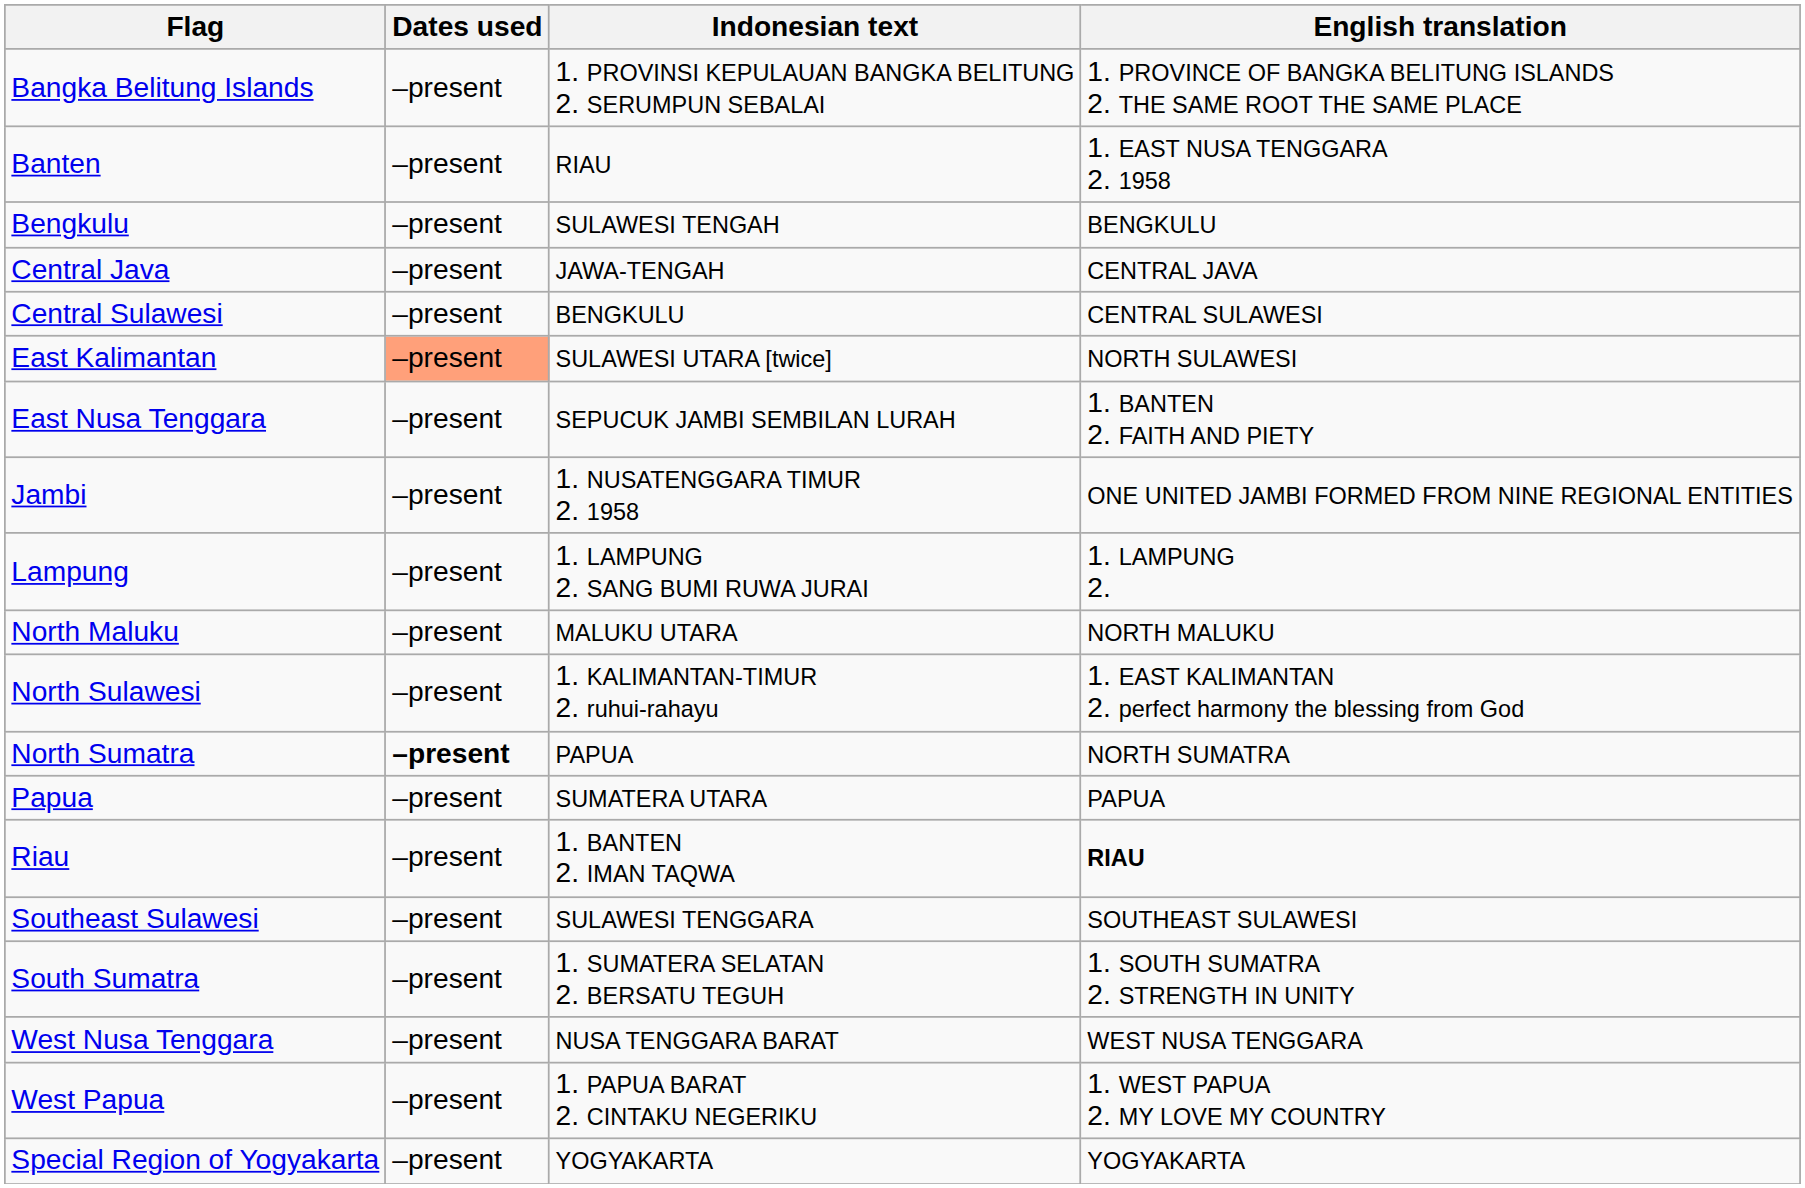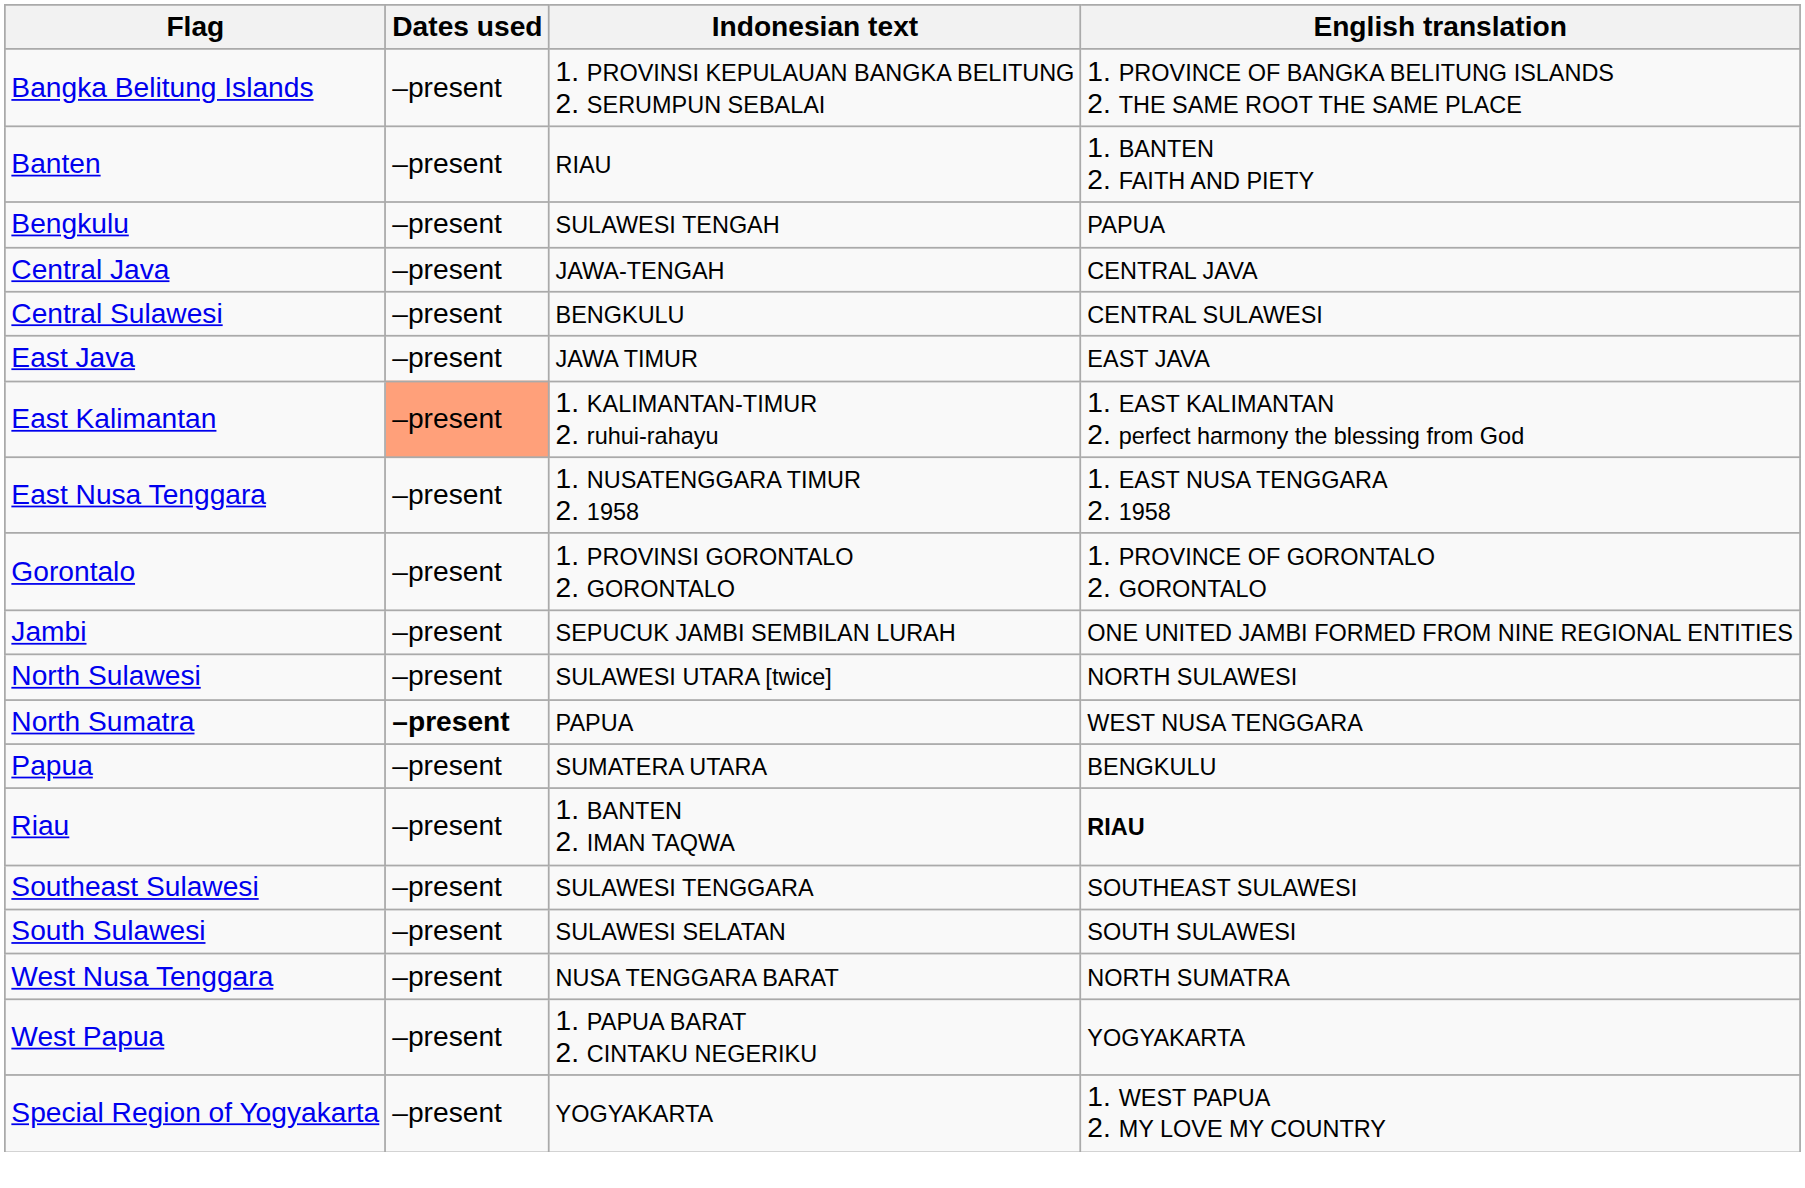(1238, 163) 1. EAST NUSA TENGGARA 2. 1958 -> (1201, 163) 1. BANTEN 2. FAITH AND PIETY
(1152, 225) BENGKULU -> (1126, 225) PAPUA
+ row: (73, 358)
(694, 359) SULAWESI UTARA [twice] -> (686, 418) 1. KALIMANTAN-TIMUR 2. ruhui-rahayu
(1192, 359) NORTH SULAWESI -> (1306, 418) 1. EAST KALIMANTAN 2. perfect harmony the blessing from God
(756, 420) SEPUCUK JAMBI SEMBILAN LURAH -> (708, 494) 1. NUSATENGGARA TIMUR 2. 1958
(1201, 418) 1. BANTEN 2. FAITH AND PIETY -> (1238, 494) 1. EAST NUSA TENGGARA 2. 1958
+ row: (73, 571)
(708, 494) 1. NUSATENGGARA TIMUR 2. 1958 -> (756, 633) SEPUCUK JAMBI SEMBILAN LURAH
- row: (70, 571)
- row: (95, 631)
(686, 692) 1. KALIMANTAN-TIMUR 2. ruhui-rahayu -> (694, 678) SULAWESI UTARA [twice]
(1306, 692) 1. EAST KALIMANTAN 2. perfect harmony the blessing from God -> (1192, 678) NORTH SULAWESI
(1189, 754) NORTH SUMATRA -> (1225, 722) WEST NUSA TENGGARA
(1126, 799) PAPUA -> (1152, 767) BENGKULU
+ row: (108, 931)
- row: (105, 978)
(1225, 1041) WEST NUSA TENGGARA -> (1189, 977) NORTH SUMATRA
(1237, 1099) 1. WEST PAPUA 2. MY LOVE MY COUNTRY -> (1166, 1038) YOGYAKARTA
(1166, 1162) YOGYAKARTA -> (1237, 1112) 1. WEST PAPUA 2. MY LOVE MY COUNTRY
